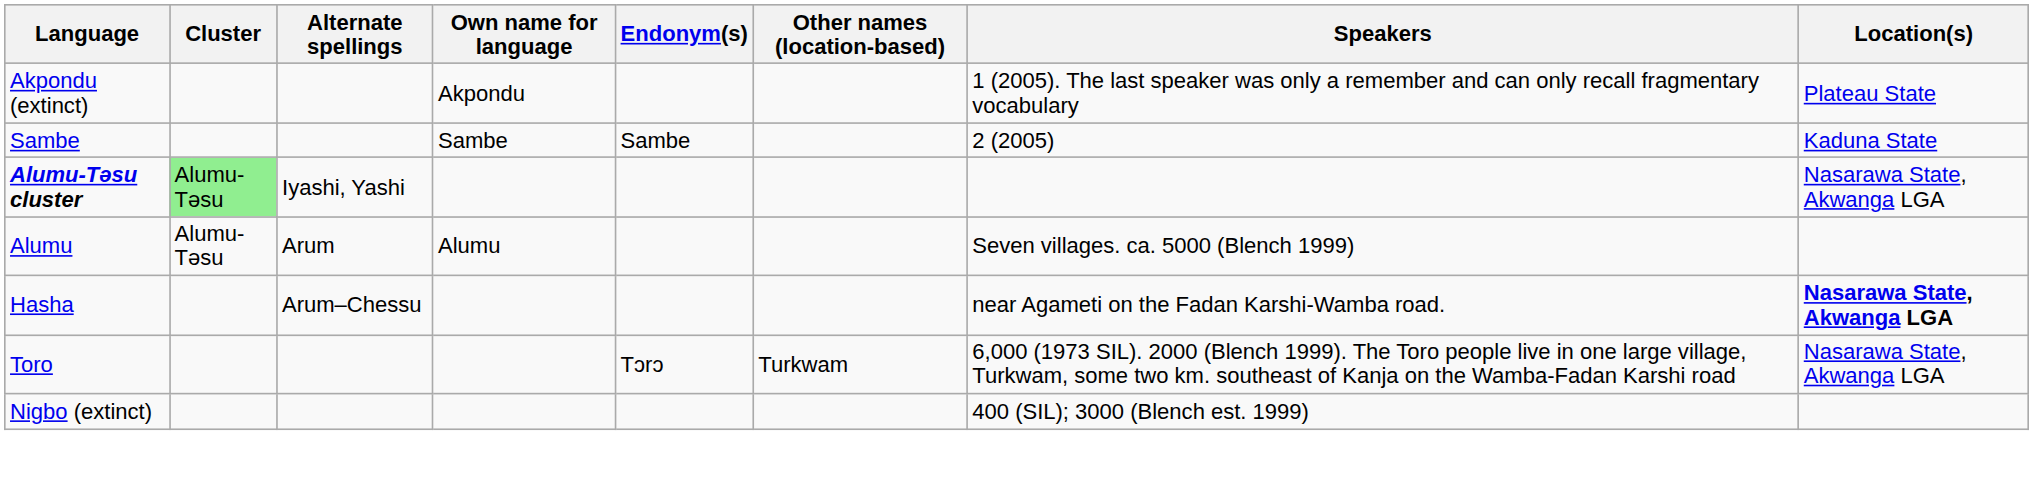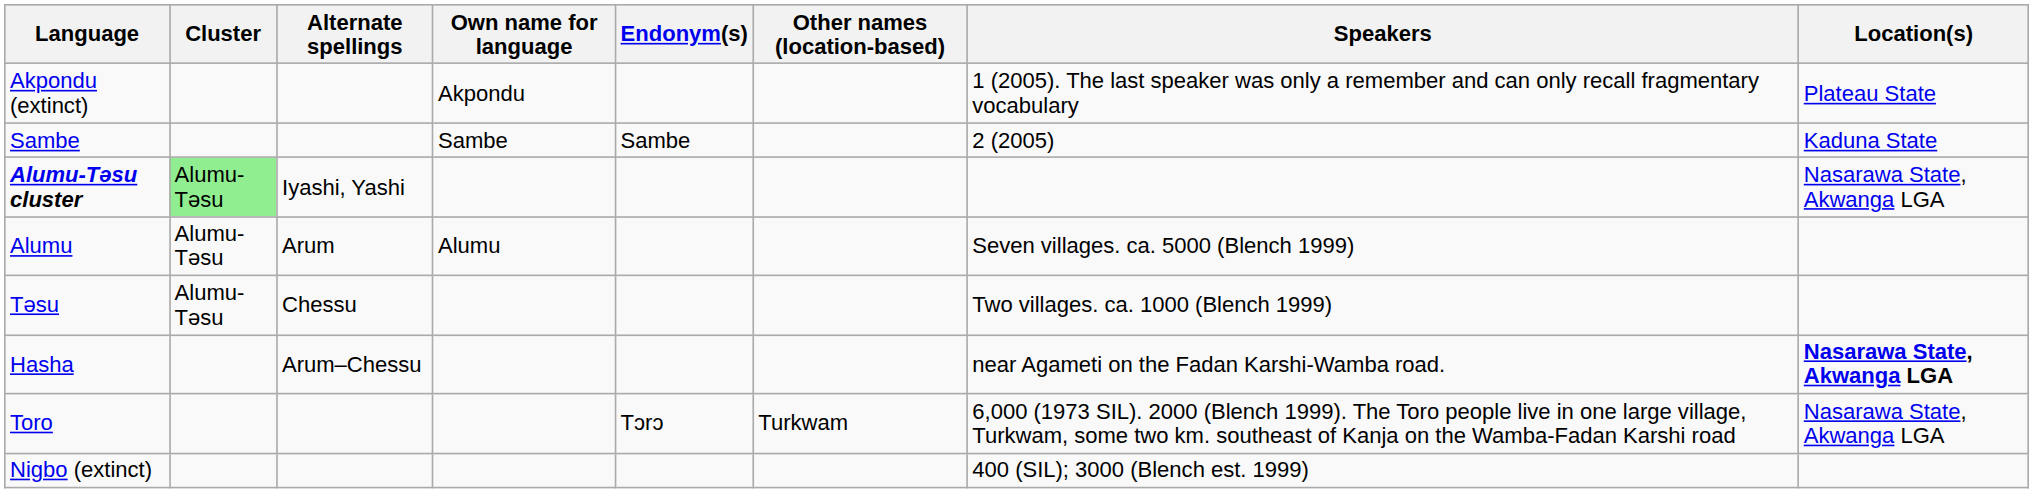+ row: (35, 305)
